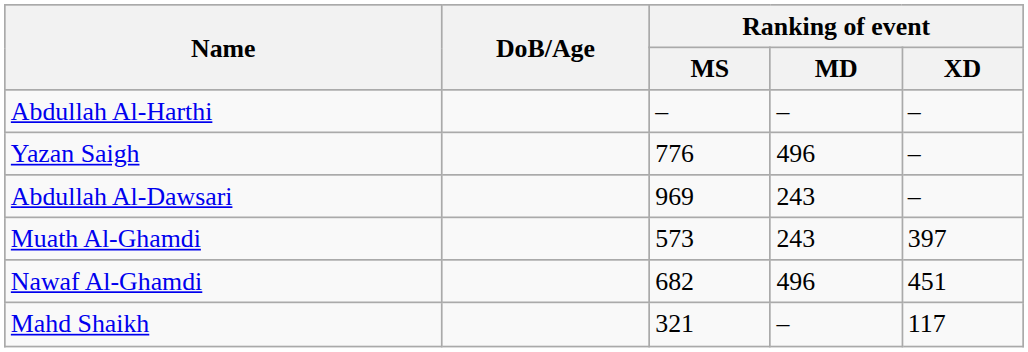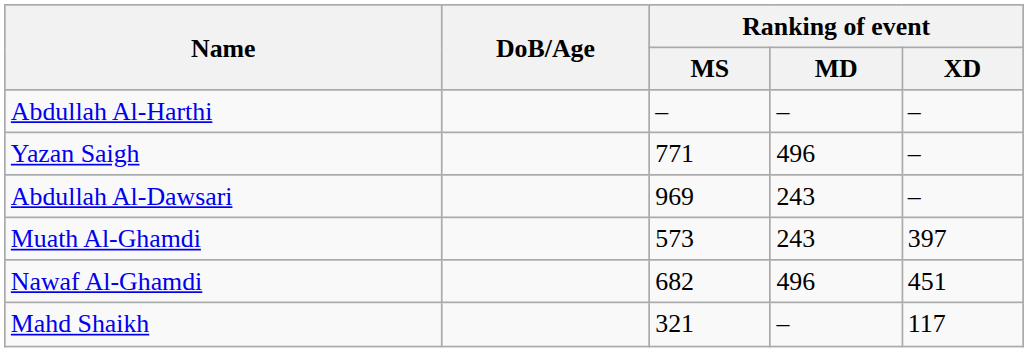(675, 153) 776 -> (675, 153) 771
